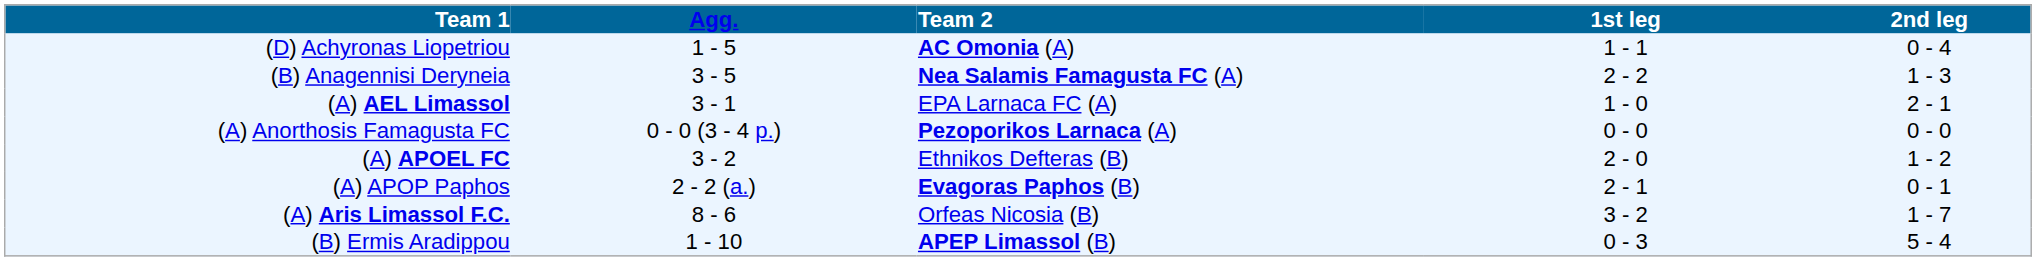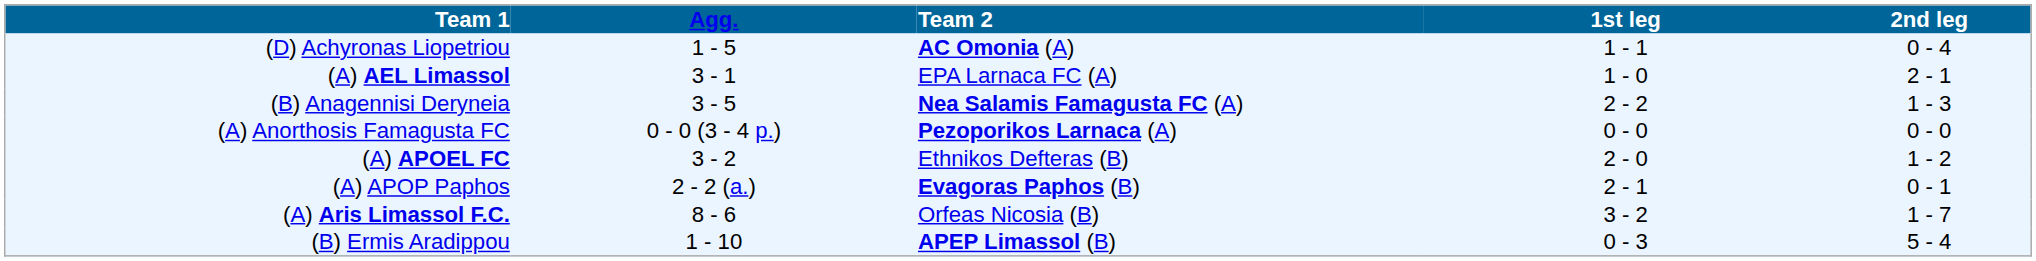rows swapped: (419, 103) <-> (390, 75)
